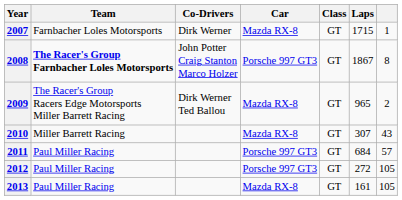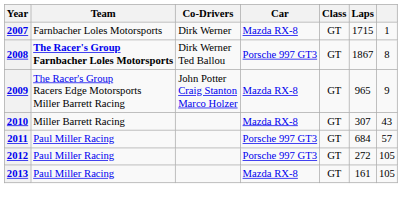(208, 61) John Potter Craig Stanton Marco Holzer -> (205, 55) Dirk Werner Ted Ballou
(205, 104) Dirk Werner Ted Ballou -> (208, 91) John Potter Craig Stanton Marco Holzer
(387, 104) 2 -> (387, 91) 9
